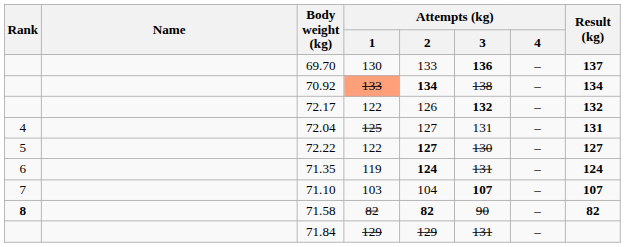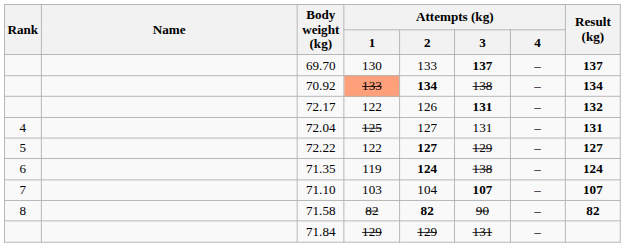(482, 65) 136 -> (482, 65) 137
(482, 106) 132 -> (482, 106) 131
(482, 148) 130 -> (482, 148) 129
(482, 169) 131 -> (482, 169) 138
(23, 210) bold -> (23, 210) normal
